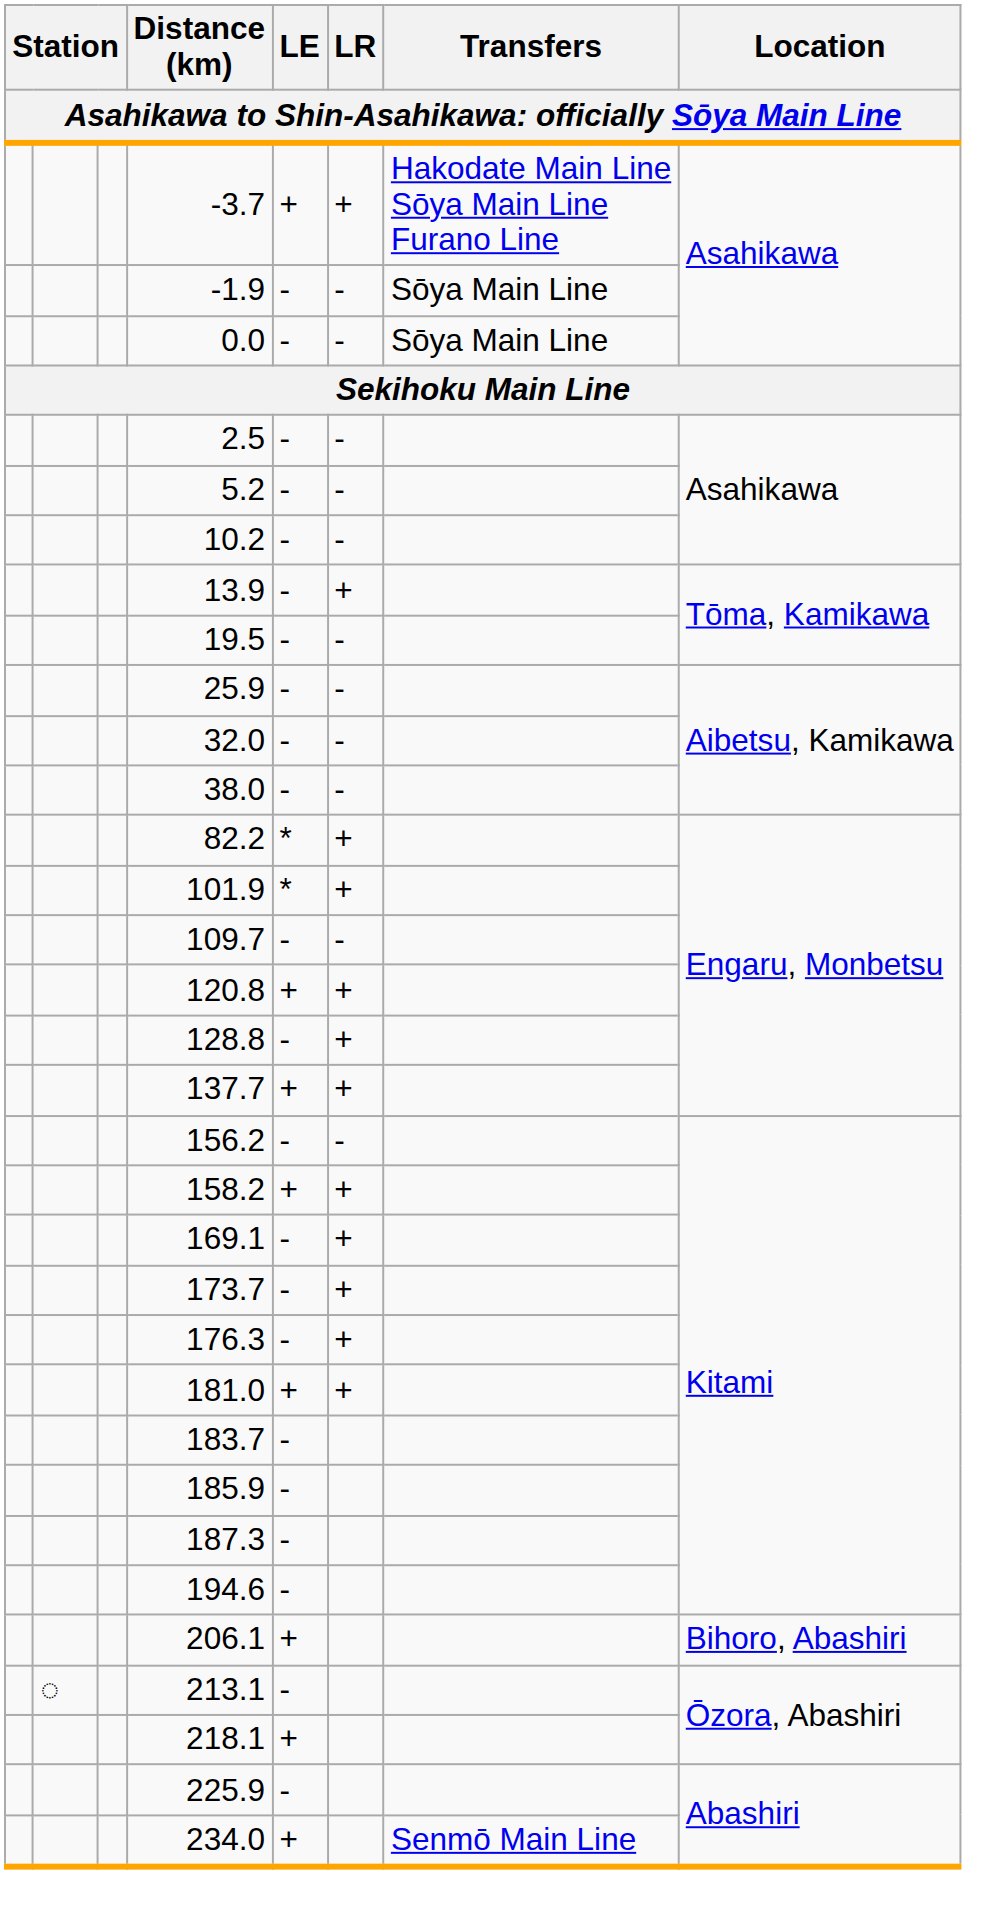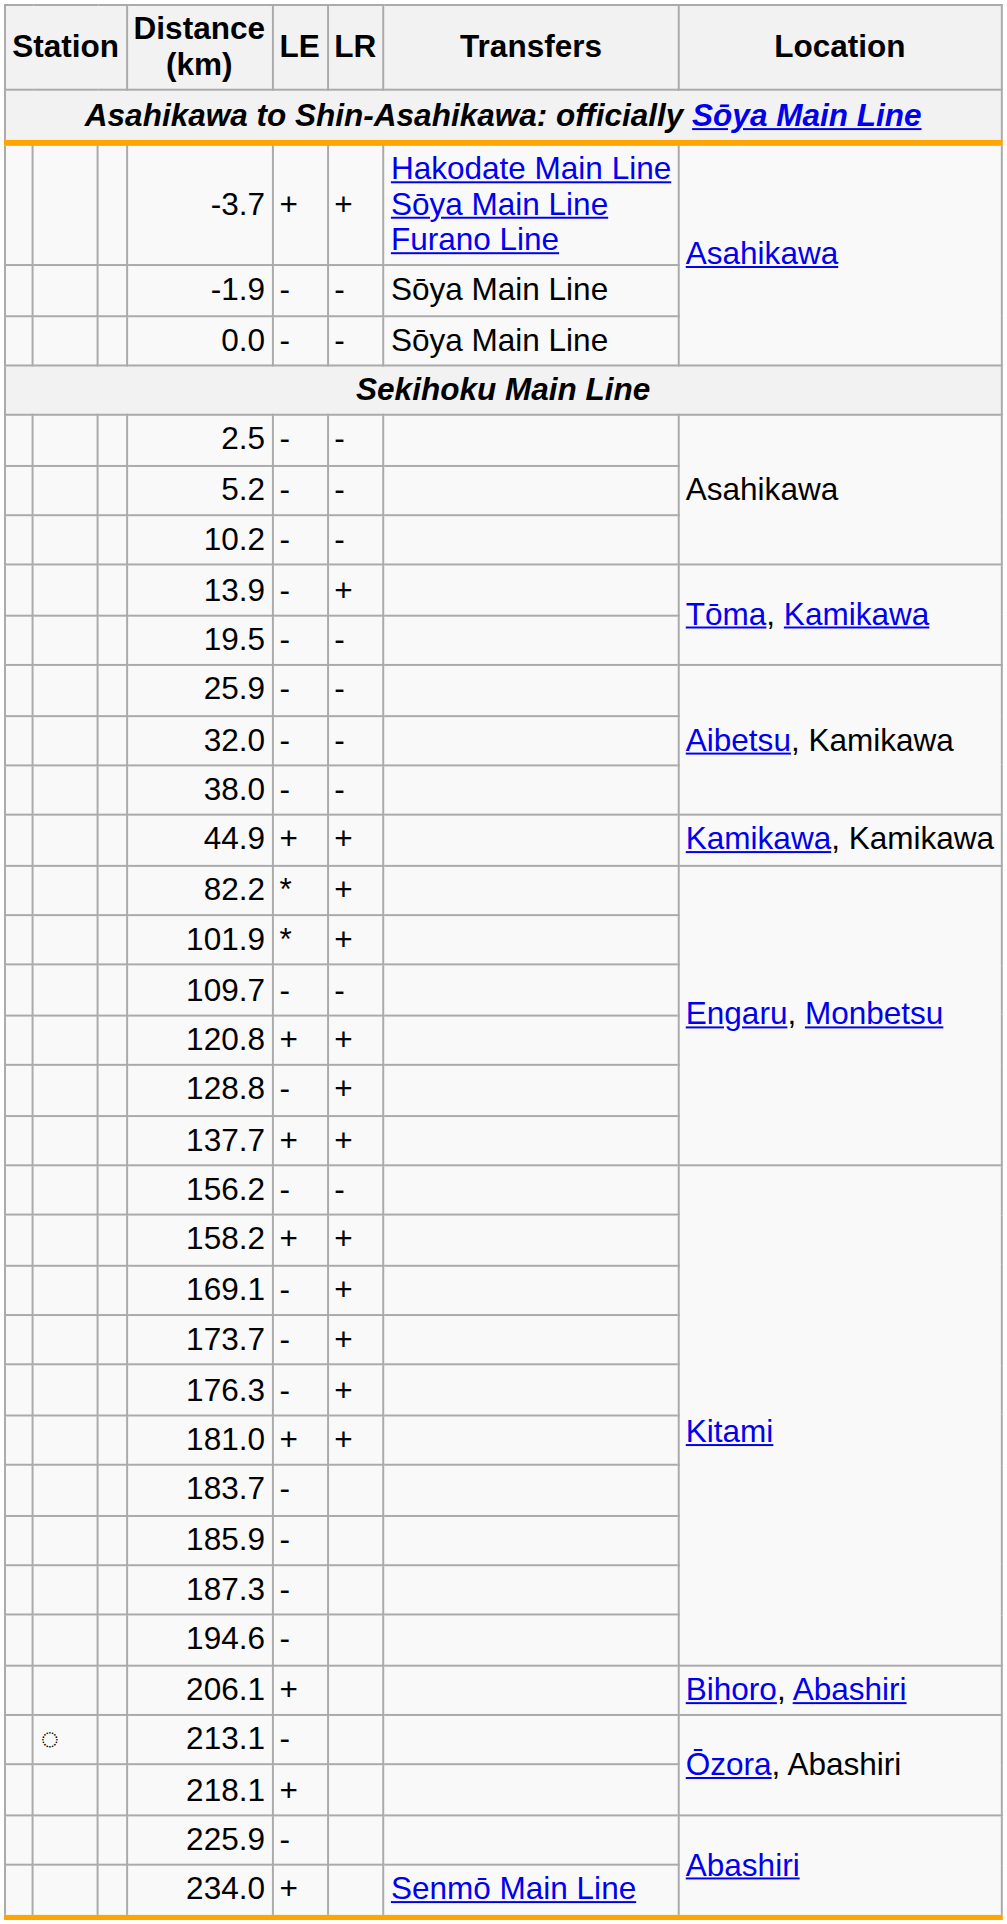+ row: (234, 839)
